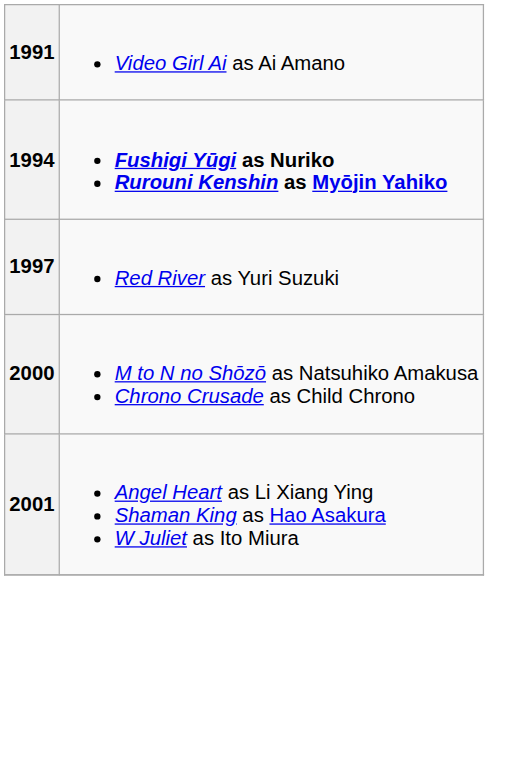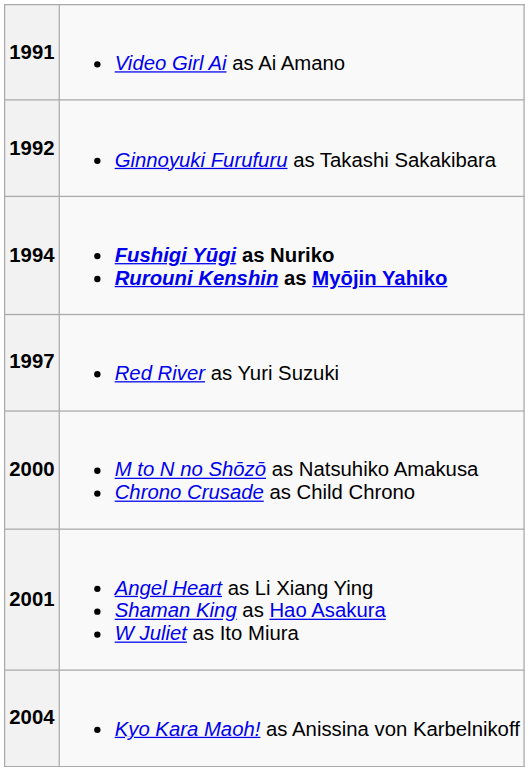+ row: (32, 148)
+ row: (32, 718)
